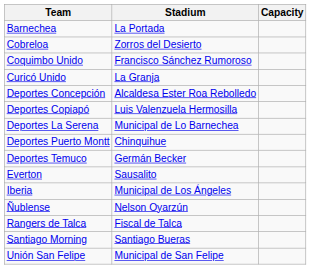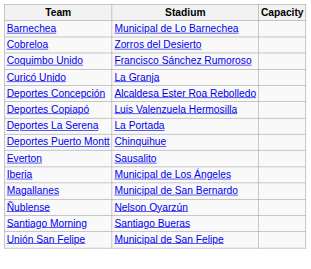(139, 28) La Portada -> (176, 28) Municipal de Lo Barnechea
(176, 126) Municipal de Lo Barnechea -> (139, 126) La Portada
- row: (47, 158)
+ row: (33, 191)
- row: (46, 223)
